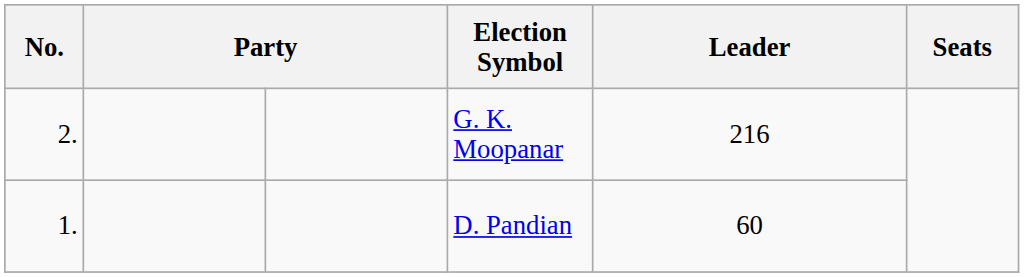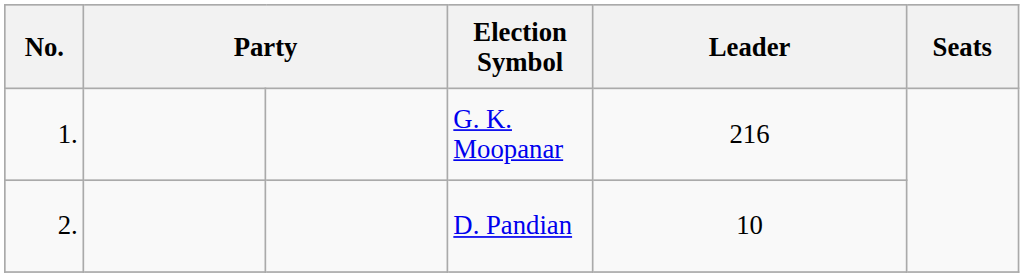(68, 133) 2. -> (68, 133) 1.
(68, 225) 1. -> (68, 225) 2.
(750, 225) 60 -> (750, 225) 10
